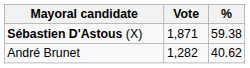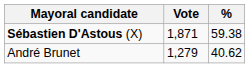(182, 53) 1,282 -> (182, 53) 1,279
